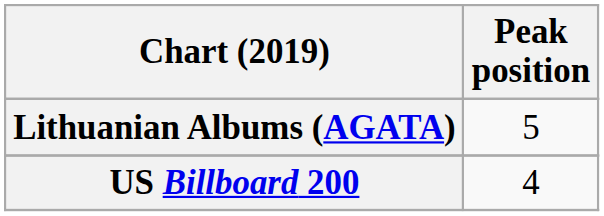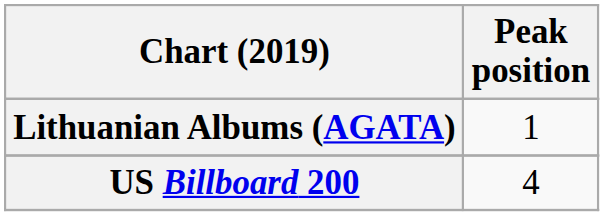(531, 126) 5 -> (531, 126) 1
